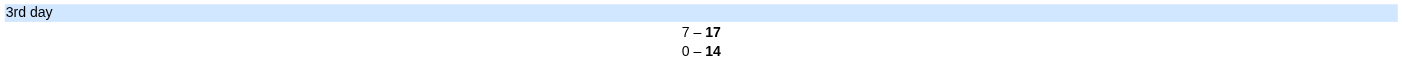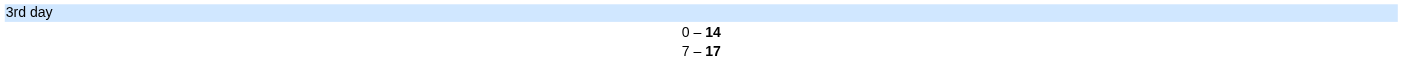rows swapped: (701, 32) <-> (701, 51)
